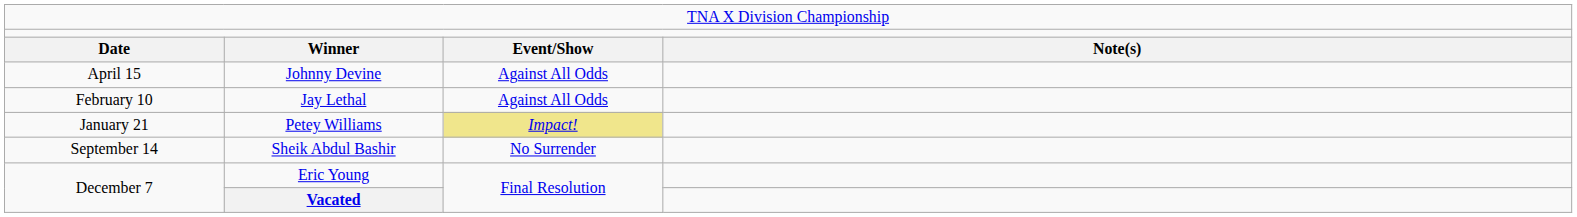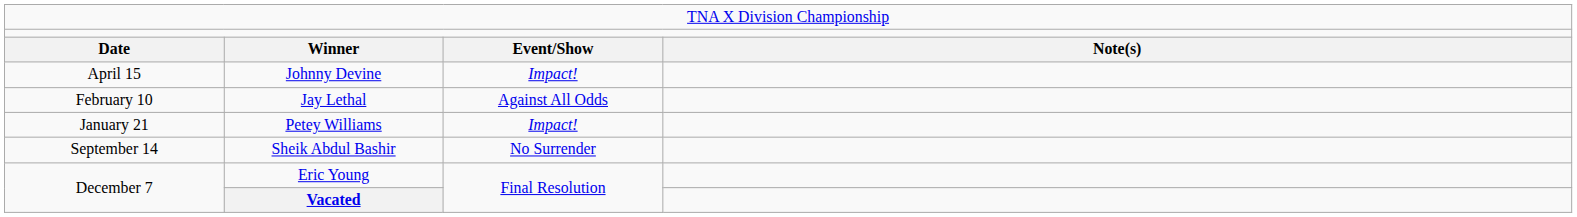(553, 74) Against All Odds -> (553, 74) Impact!
(553, 124) khaki background -> (553, 124) no background
